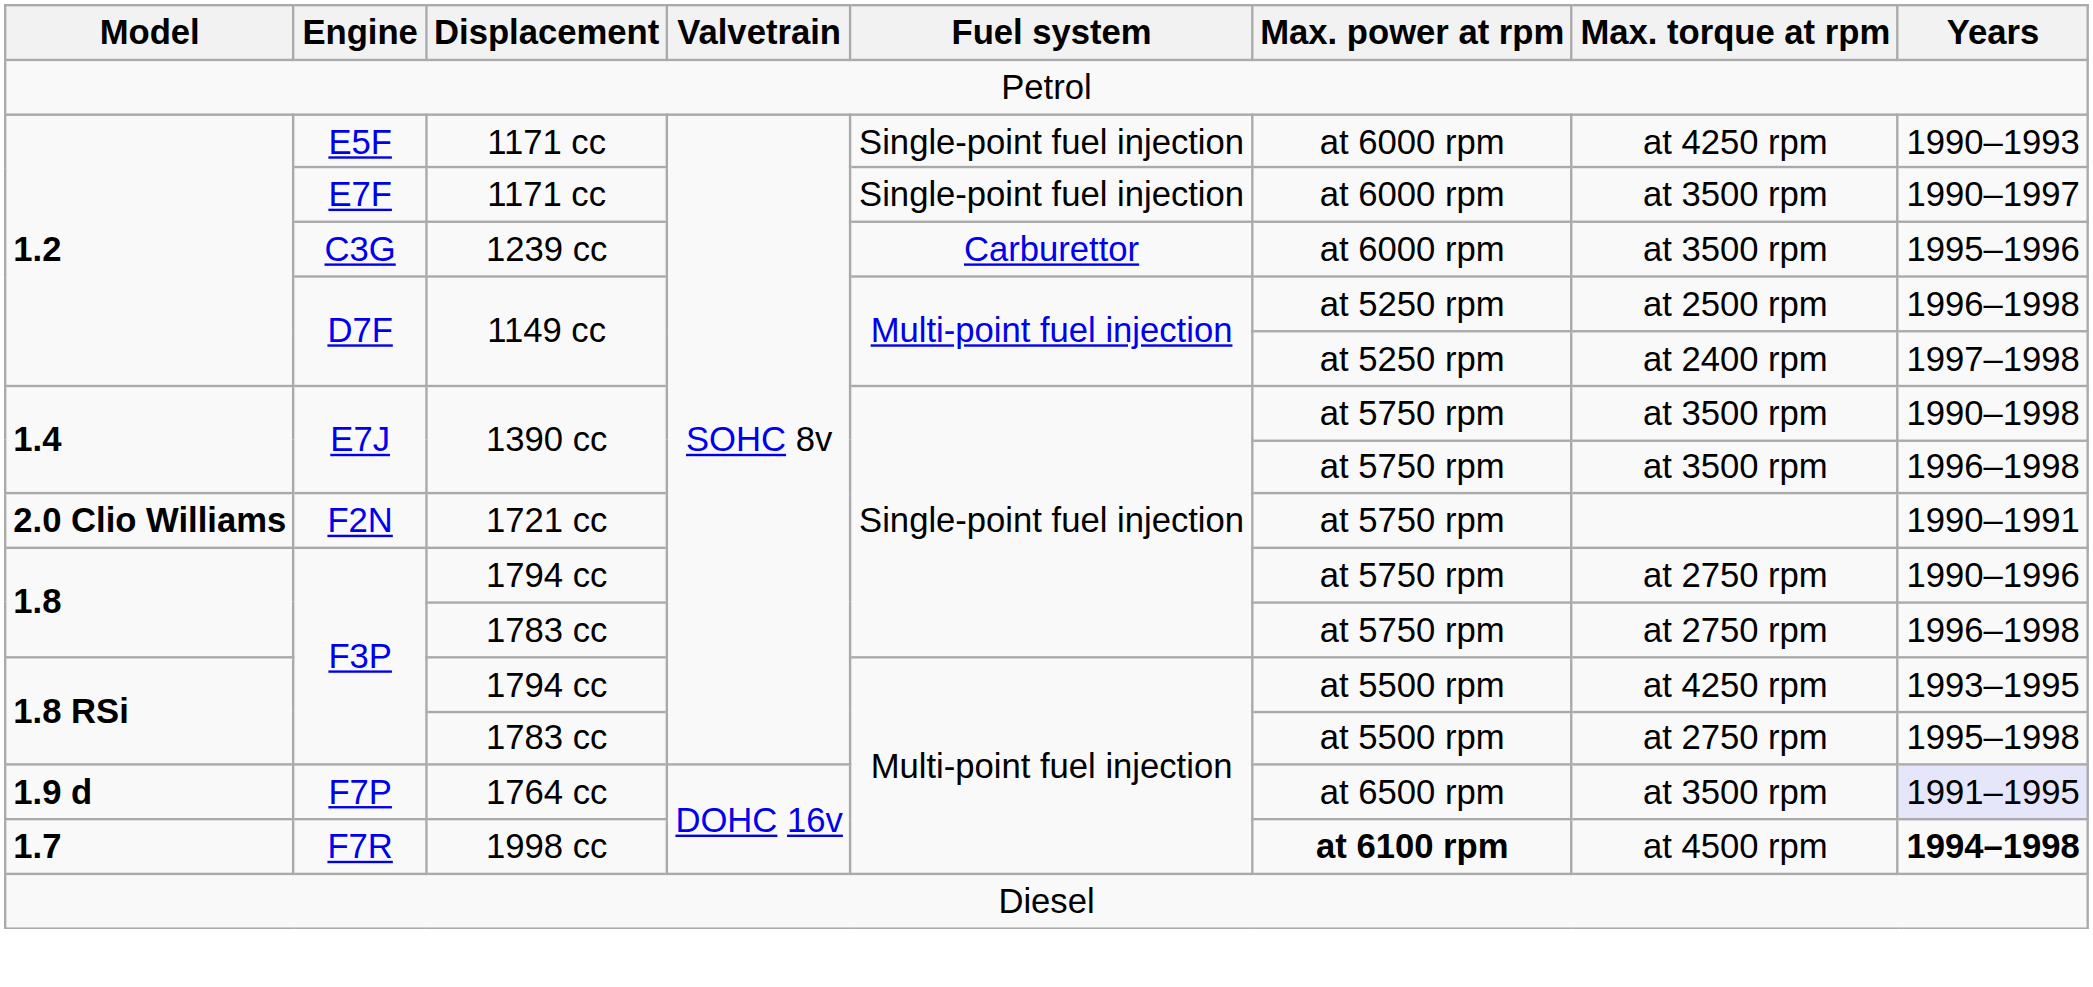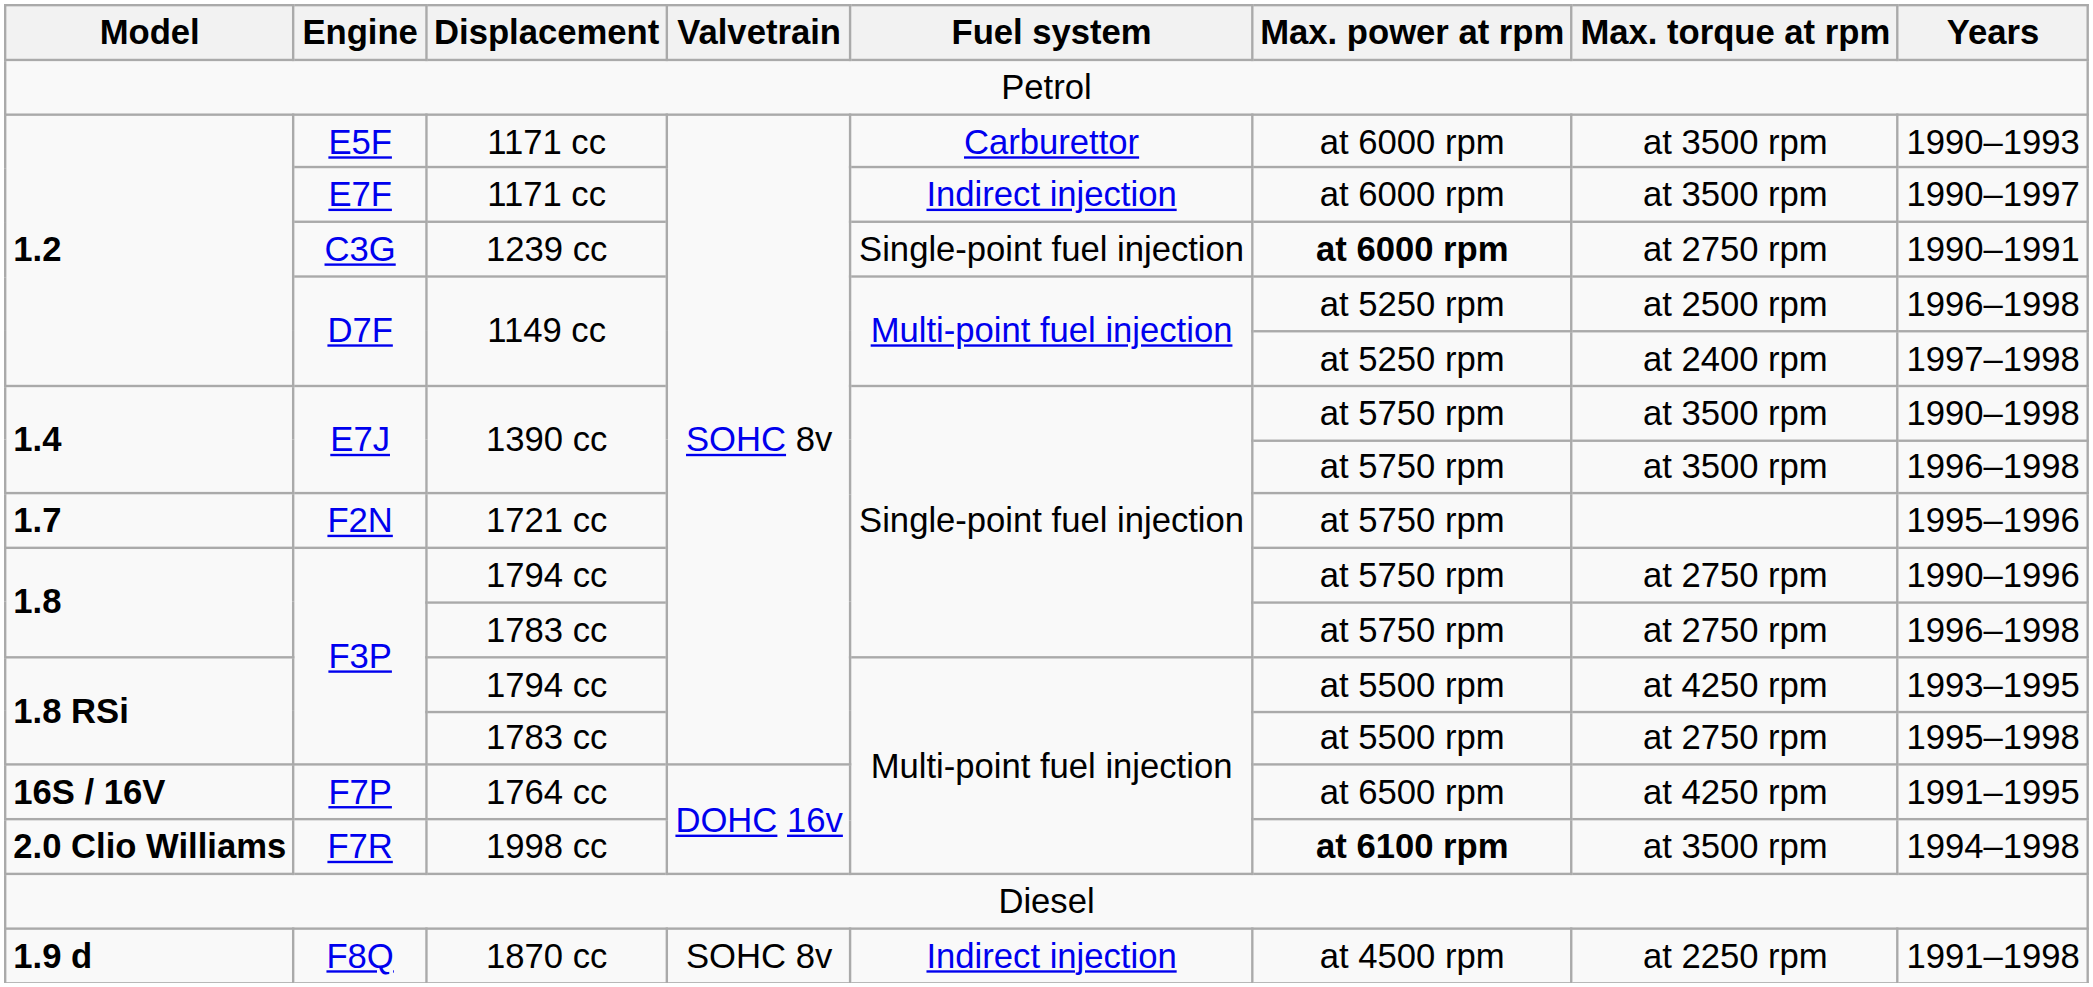(1052, 140) Single-point fuel injection -> (1052, 140) Carburettor
(1735, 140) at 4250 rpm -> (1735, 140) at 3500 rpm
(1052, 195) Single-point fuel injection -> (1052, 195) Indirect injection
(1052, 249) Carburettor -> (1052, 249) Single-point fuel injection
(1412, 249) normal -> (1412, 249) bold
(1735, 249) at 3500 rpm -> (1735, 249) at 2750 rpm
(1993, 249) 1995–1996 -> (1993, 249) 1990–1991
(150, 521) 2.0 Clio Williams -> (37, 521) 1.7
(1993, 521) 1990–1991 -> (1993, 521) 1995–1996
(53, 792) 1.9 d -> (89, 792) 16S / 16V
(1735, 792) at 3500 rpm -> (1735, 792) at 4250 rpm
(1993, 792) lavender background -> (1993, 792) no background
(37, 846) 1.7 -> (150, 846) 2.0 Clio Williams
(1735, 846) at 4500 rpm -> (1735, 846) at 3500 rpm
(1993, 846) bold -> (1993, 846) normal
+ row: (360, 955)
